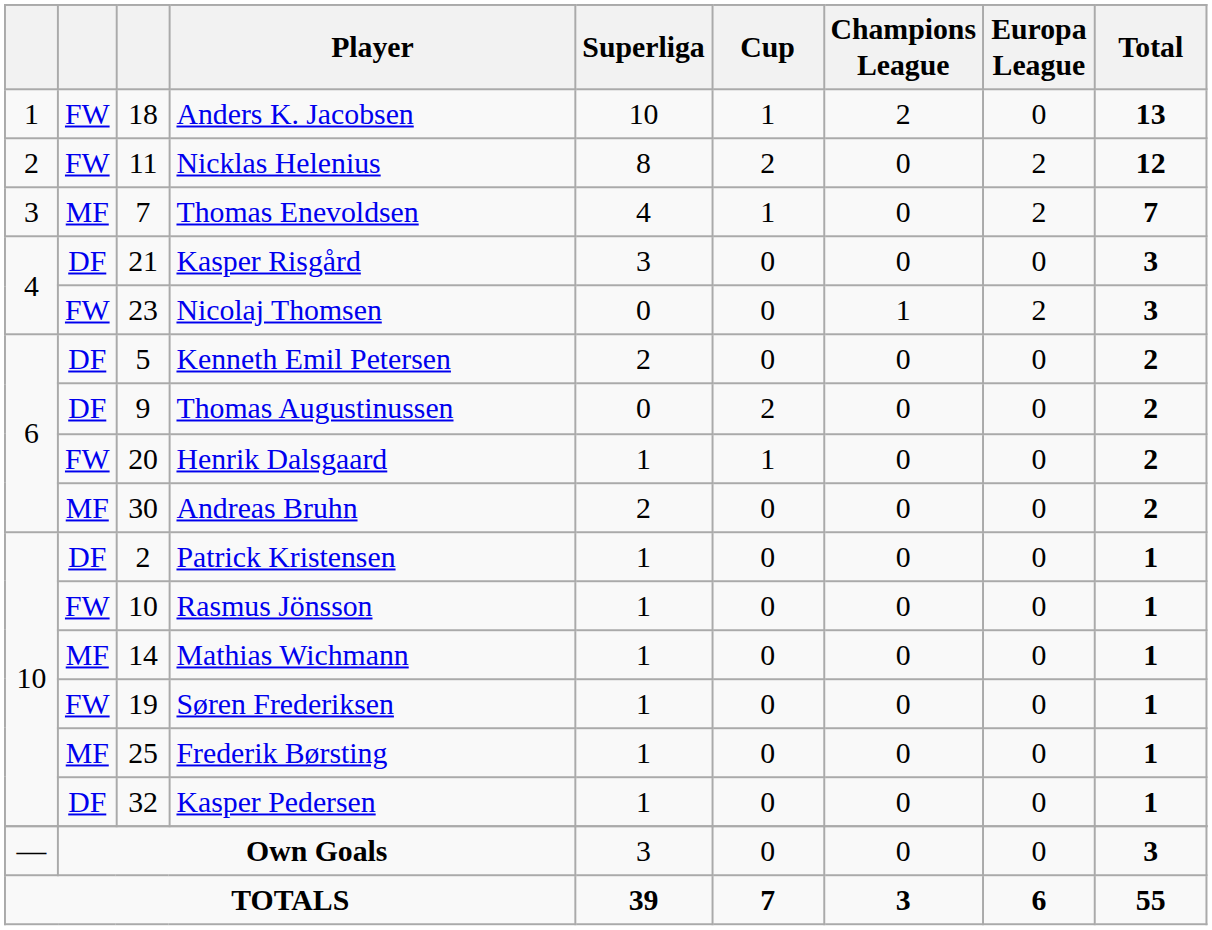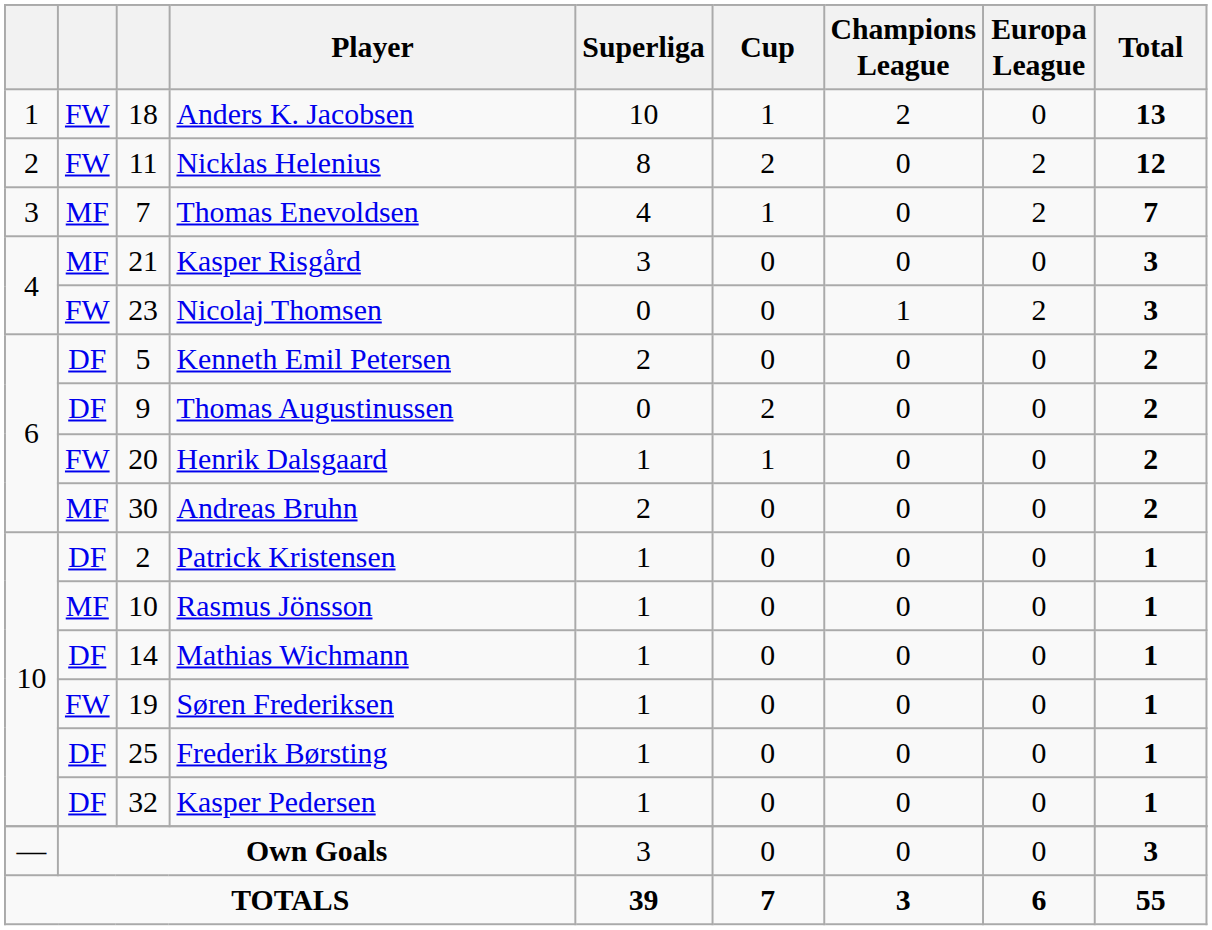(87, 261) DF -> (87, 261) MF
(87, 604) FW -> (87, 604) MF
(87, 653) MF -> (87, 653) DF
(87, 752) MF -> (87, 752) DF
